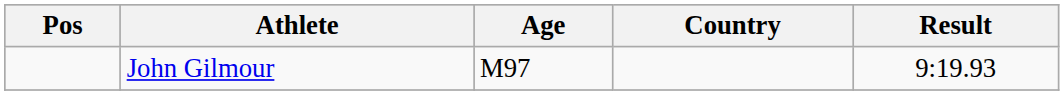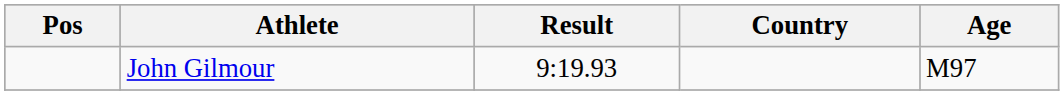columns swapped: (543, 25) <-> (956, 25)
